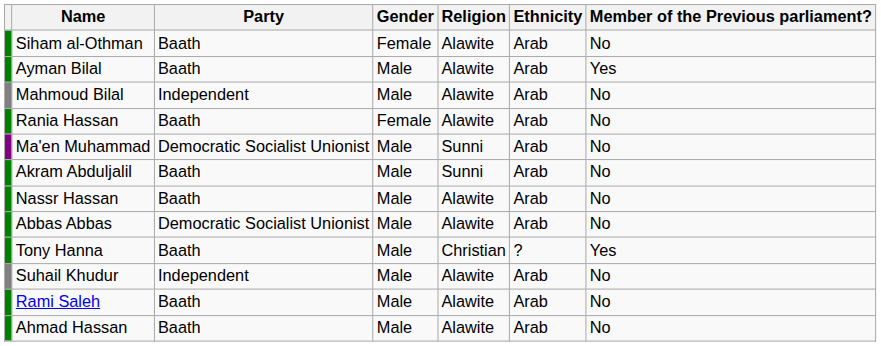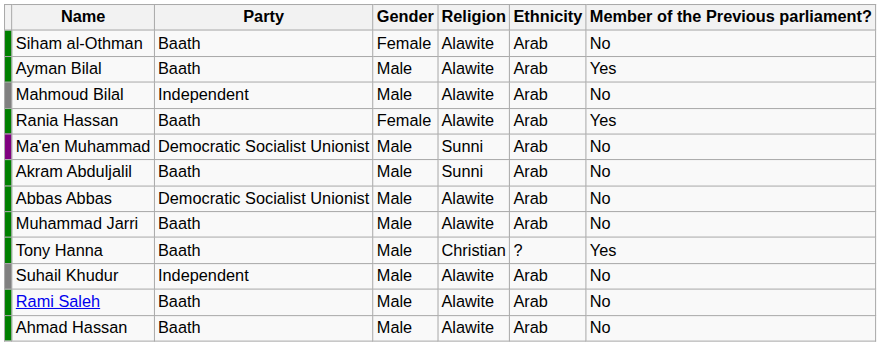(600, 120) No -> (603, 120) Yes
- row: (67, 198)
+ row: (77, 224)
